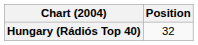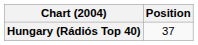(168, 31) 32 -> (168, 31) 37
